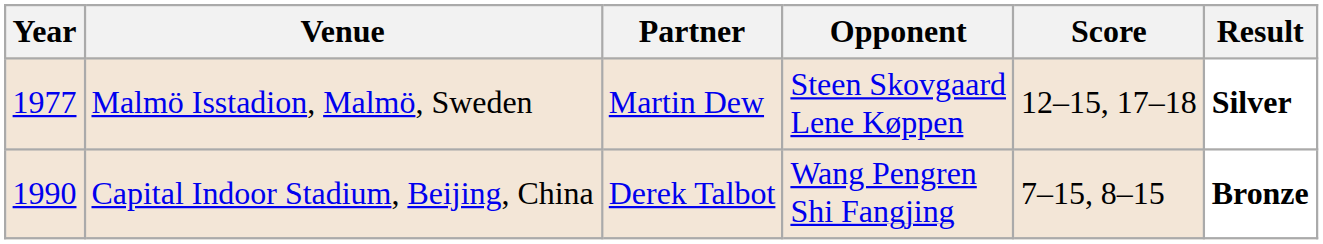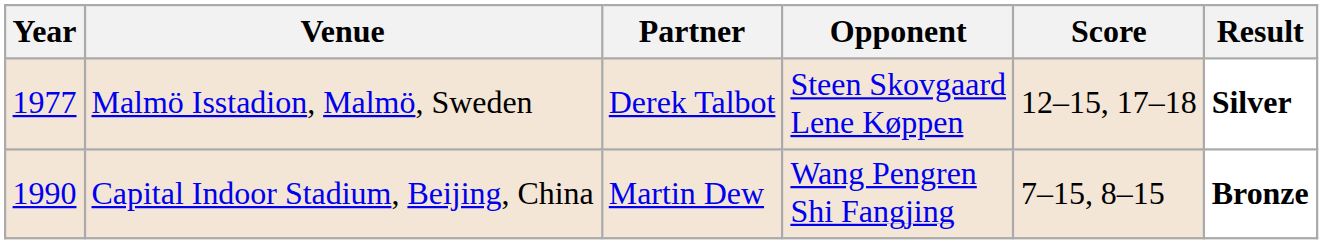(686, 102) Martin Dew -> (692, 102) Derek Talbot
(692, 193) Derek Talbot -> (686, 193) Martin Dew
